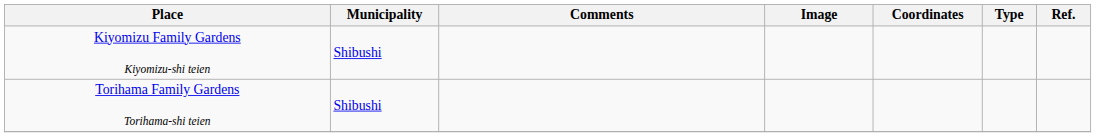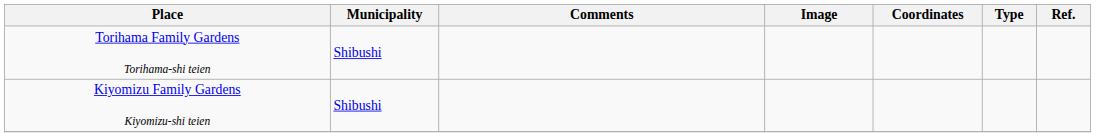rows swapped: (167, 52) <-> (167, 105)
